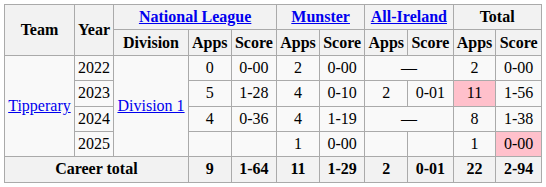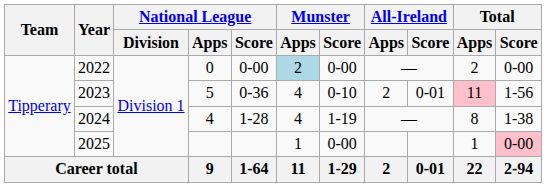(298, 67) no background -> (298, 67) lightblue background
(254, 93) 1-28 -> (254, 93) 0-36
(254, 118) 0-36 -> (254, 118) 1-28
